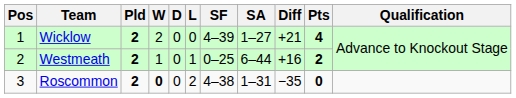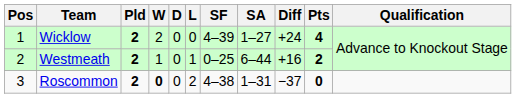(290, 37) +21 -> (290, 37) +24
(290, 81) −35 -> (290, 81) −37
